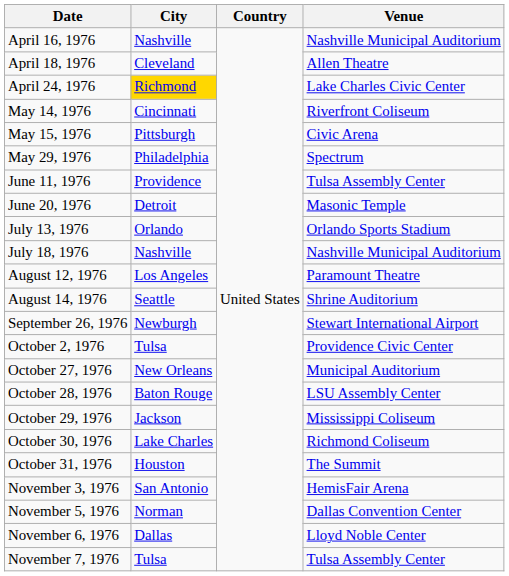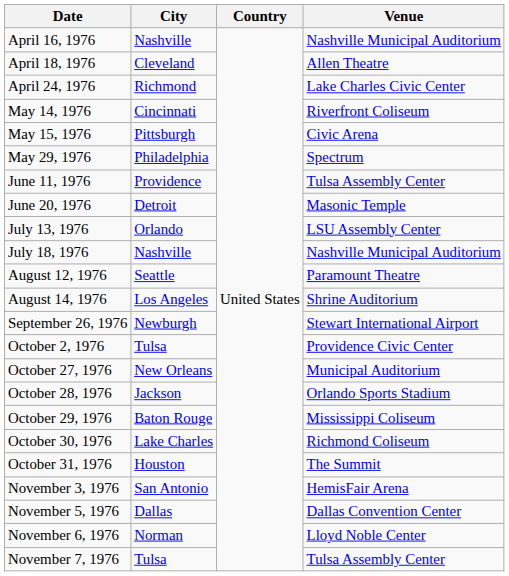(165, 87) gold background -> (165, 87) no background
(379, 228) Orlando Sports Stadium -> (374, 228) LSU Assembly Center
(171, 275) Los Angeles -> (154, 275) Seattle
(154, 299) Seattle -> (171, 299) Los Angeles
(173, 393) Baton Rouge -> (158, 393) Jackson
(374, 393) LSU Assembly Center -> (379, 393) Orlando Sports Stadium
(158, 417) Jackson -> (173, 417) Baton Rouge
(159, 511) Norman -> (153, 511) Dallas
(153, 535) Dallas -> (159, 535) Norman
